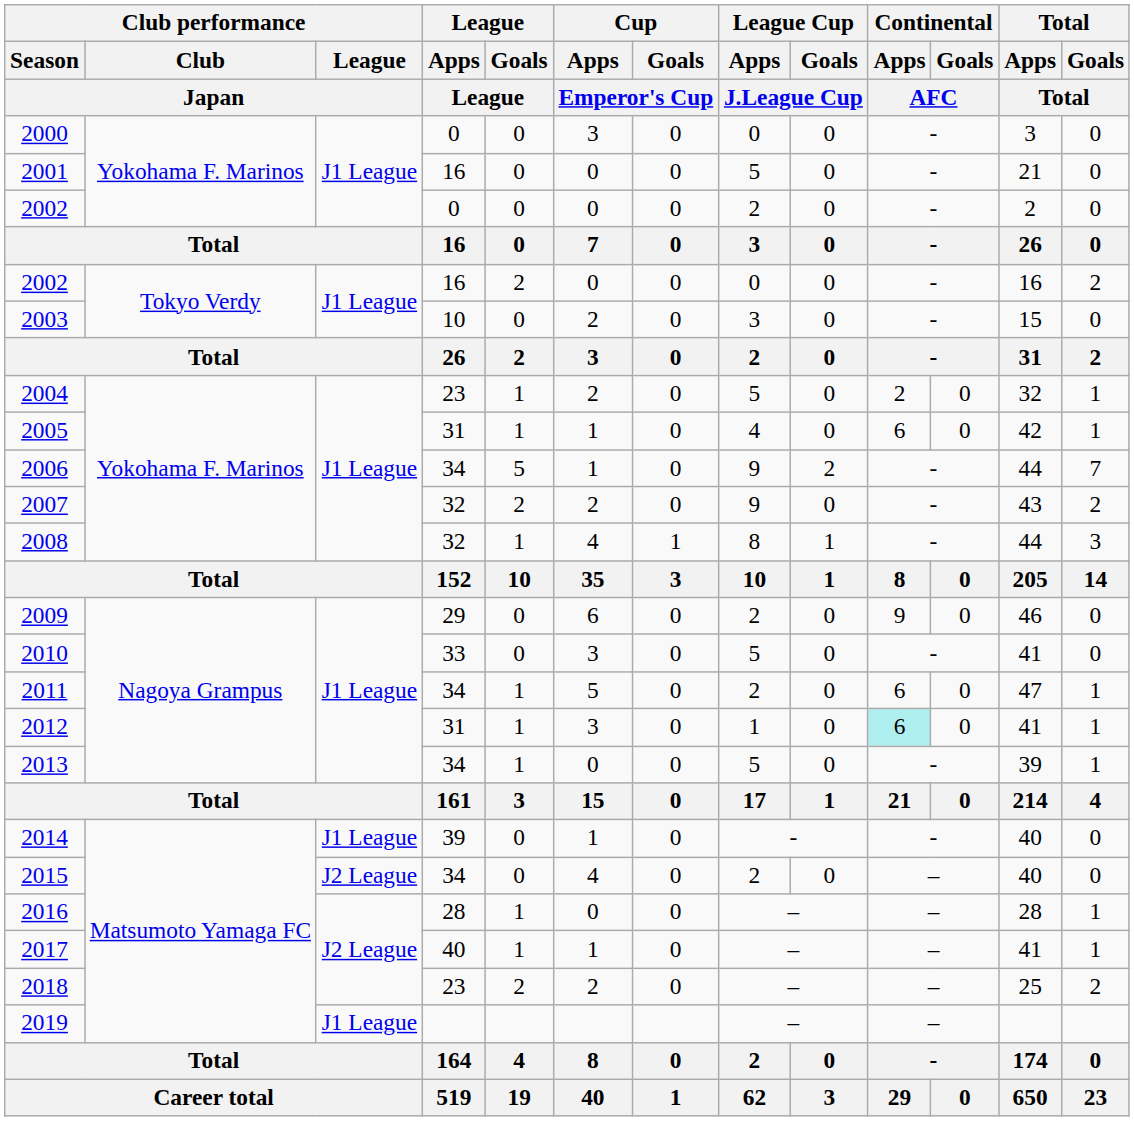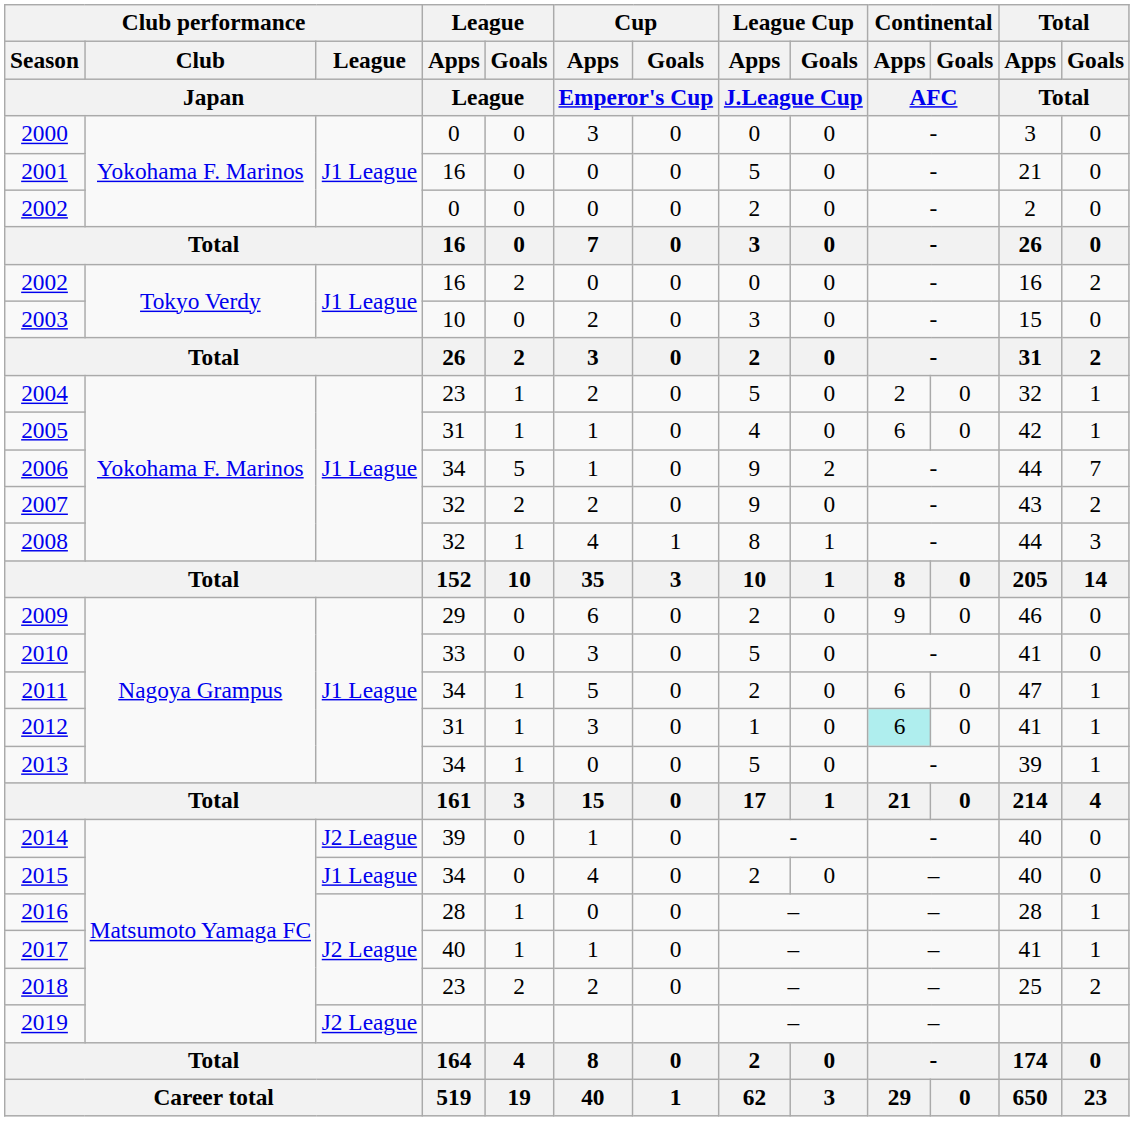(369, 838) J1 League -> (369, 838) J2 League
(369, 875) J2 League -> (369, 875) J1 League
(369, 1023) J1 League -> (369, 1023) J2 League
